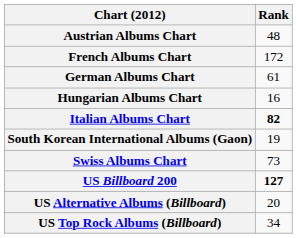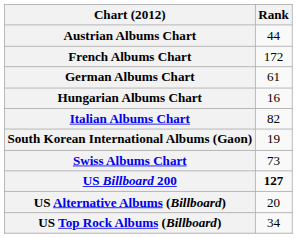(273, 35) 48 -> (273, 35) 44
(273, 118) bold -> (273, 118) normal
